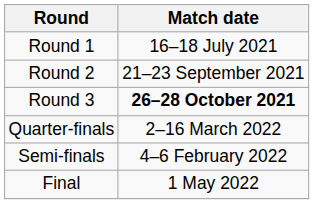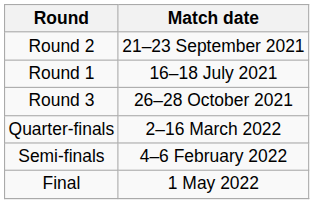rows swapped: (61, 45) <-> (61, 73)
(213, 101) bold -> (213, 101) normal
